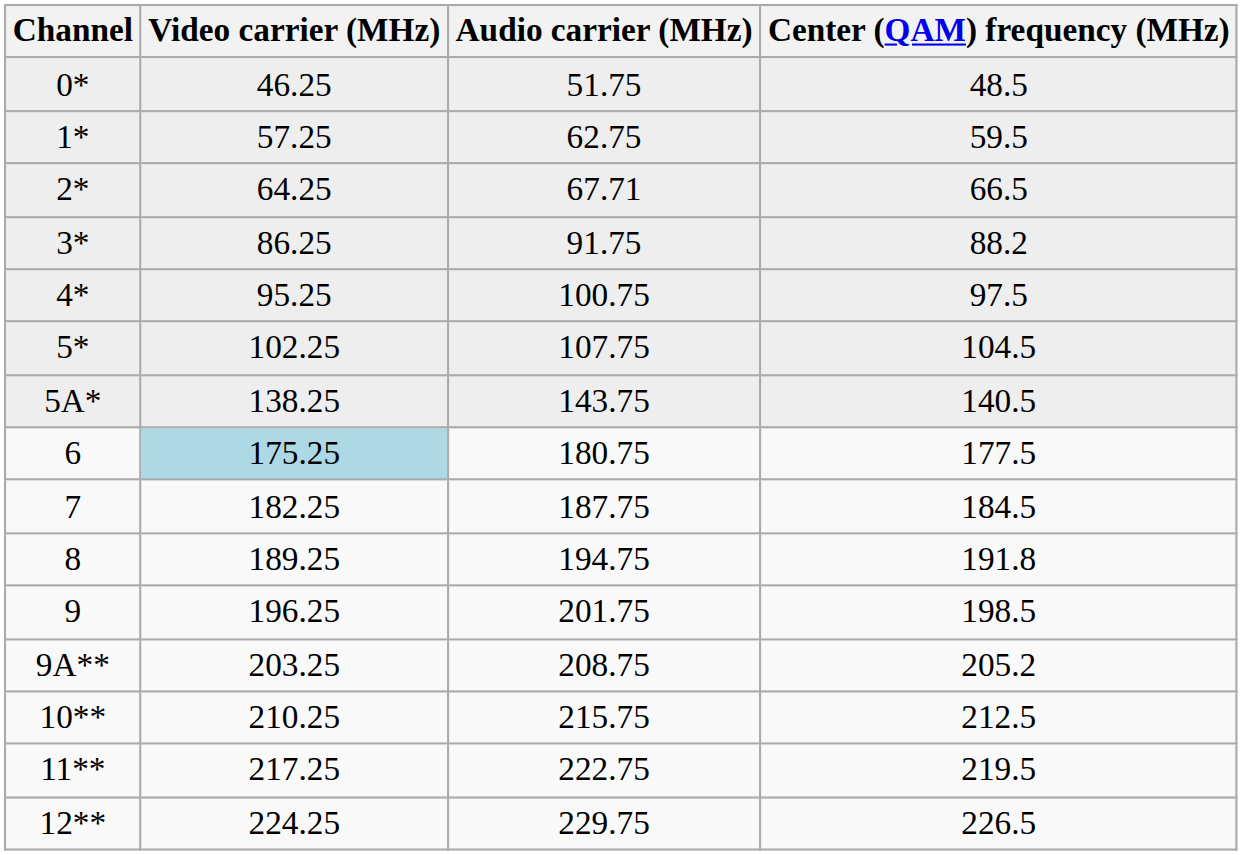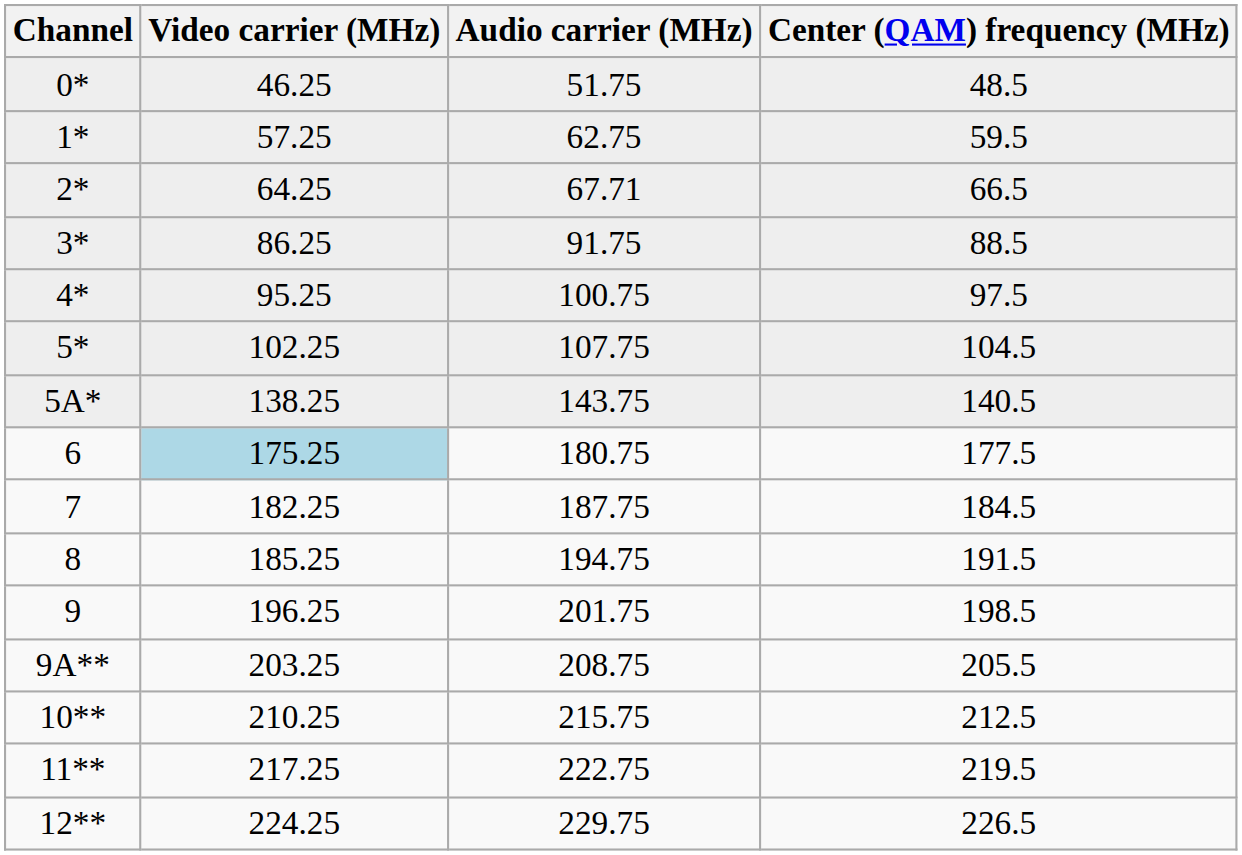(999, 242) 88.2 -> (999, 242) 88.5
(294, 558) 189.25 -> (294, 558) 185.25
(999, 558) 191.8 -> (999, 558) 191.5
(999, 664) 205.2 -> (999, 664) 205.5
